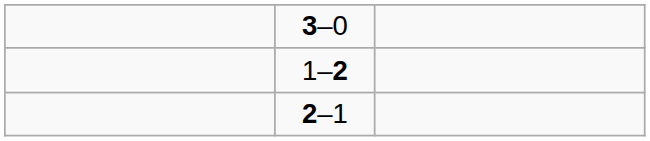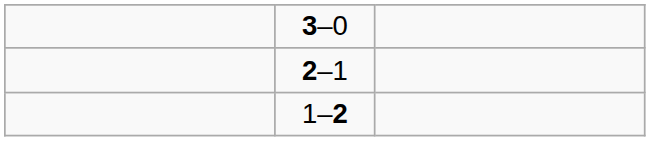rows swapped: (325, 113) <-> (325, 69)
